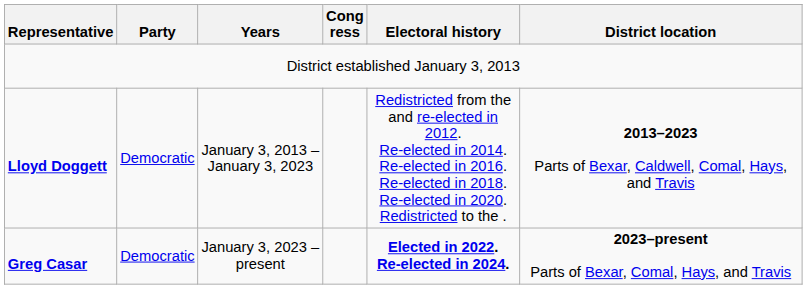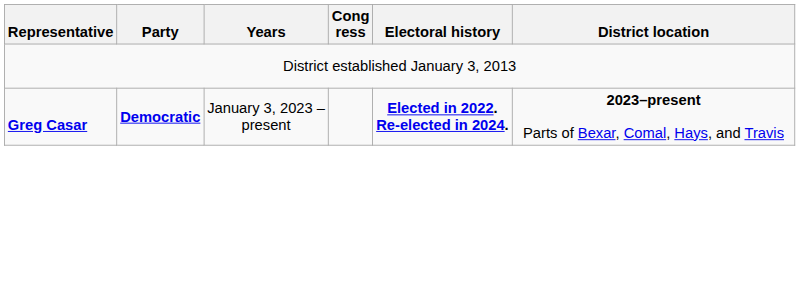- row: (57, 166)
(157, 256) normal -> (160, 116) bold
